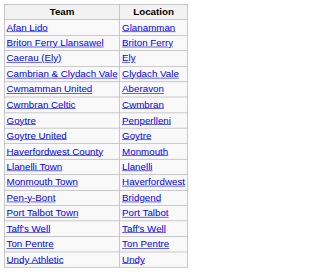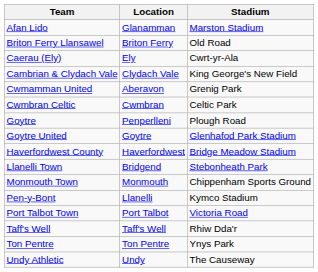+ column: (250, 12)
(145, 151) Monmouth -> (154, 151) Haverfordwest
(137, 167) Llanelli -> (142, 167) Bridgend
(154, 182) Haverfordwest -> (145, 182) Monmouth
(142, 197) Bridgend -> (137, 197) Llanelli
